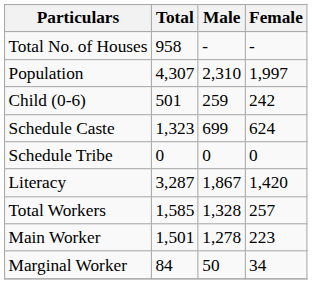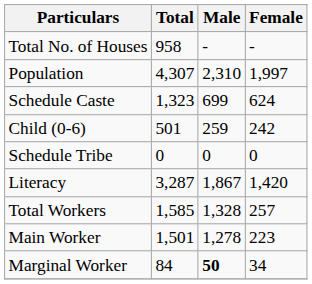rows swapped: (47, 100) <-> (62, 127)
(211, 264) normal -> (211, 264) bold
